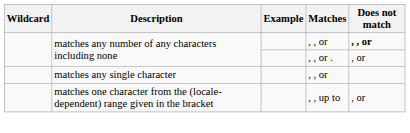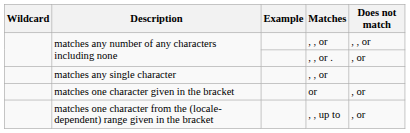(362, 41) bold -> (361, 41) normal
+ row: (144, 91)
